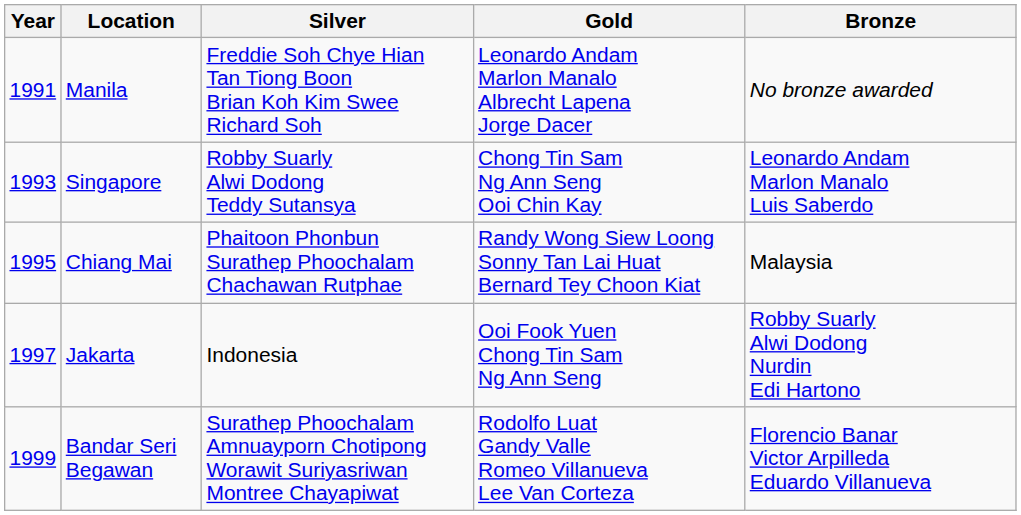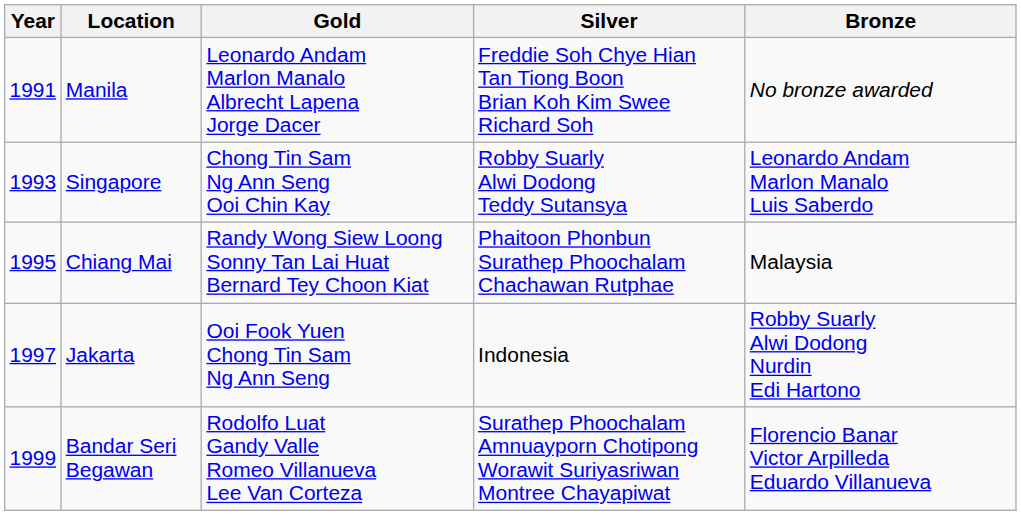columns swapped: (609, 21) <-> (337, 21)
